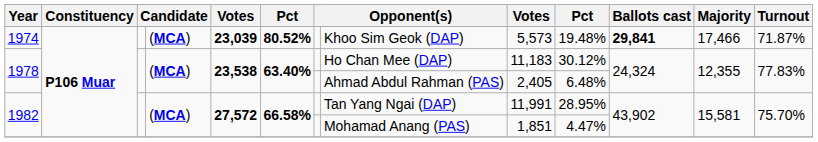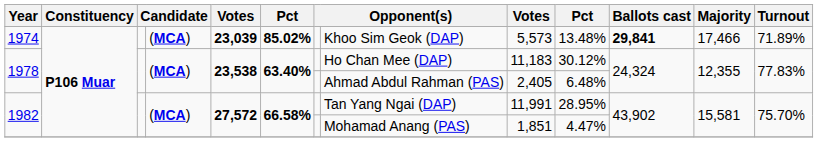(287, 38) 80.52% -> (287, 38) 85.02%
(582, 38) 19.48% -> (582, 38) 13.48%
(781, 38) 71.87% -> (781, 38) 71.89%
